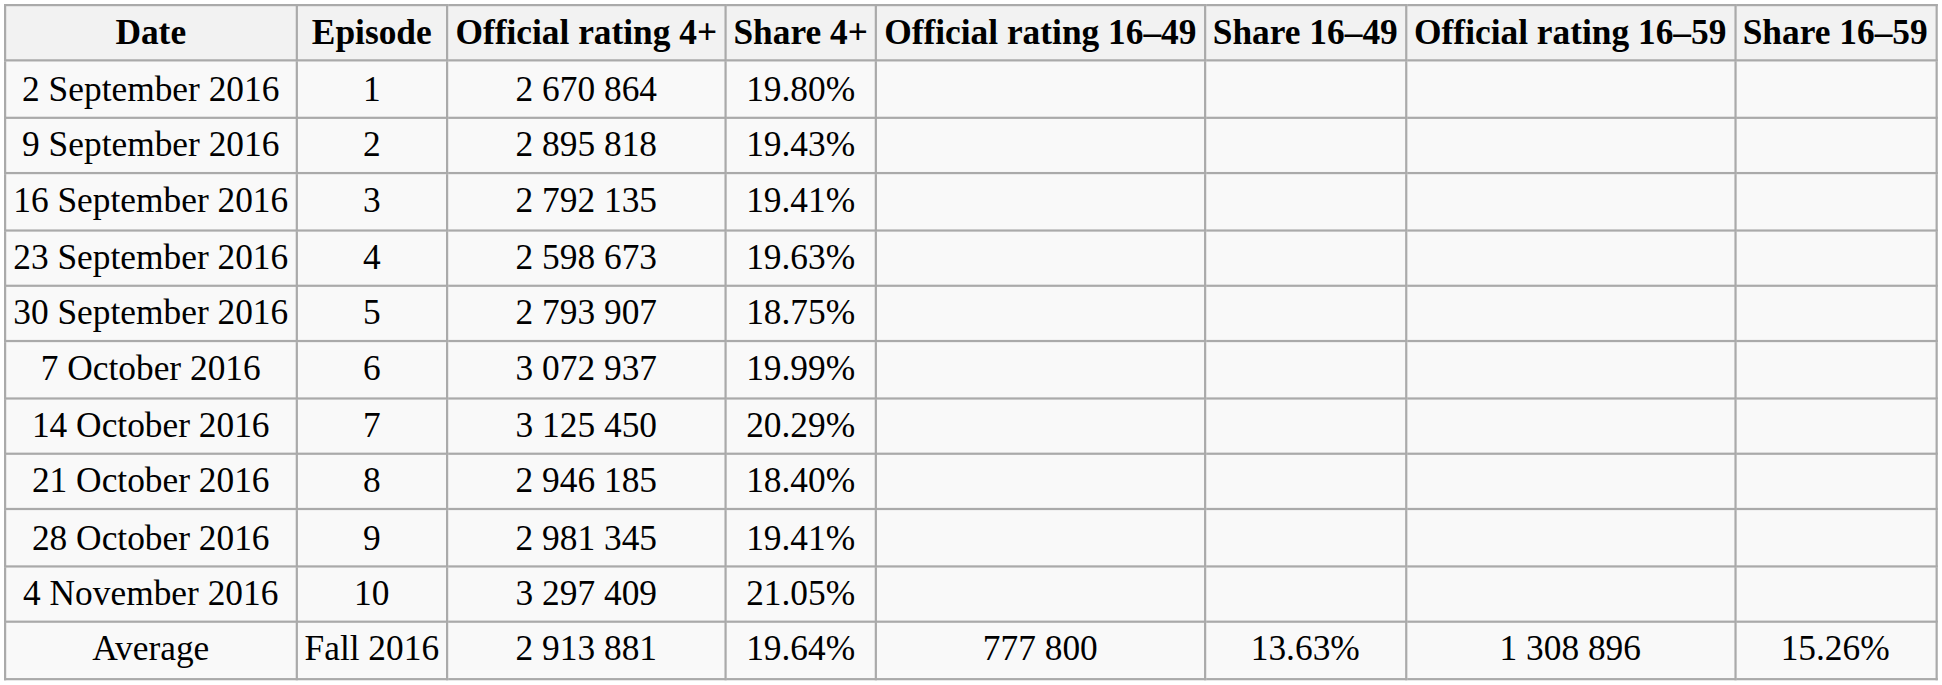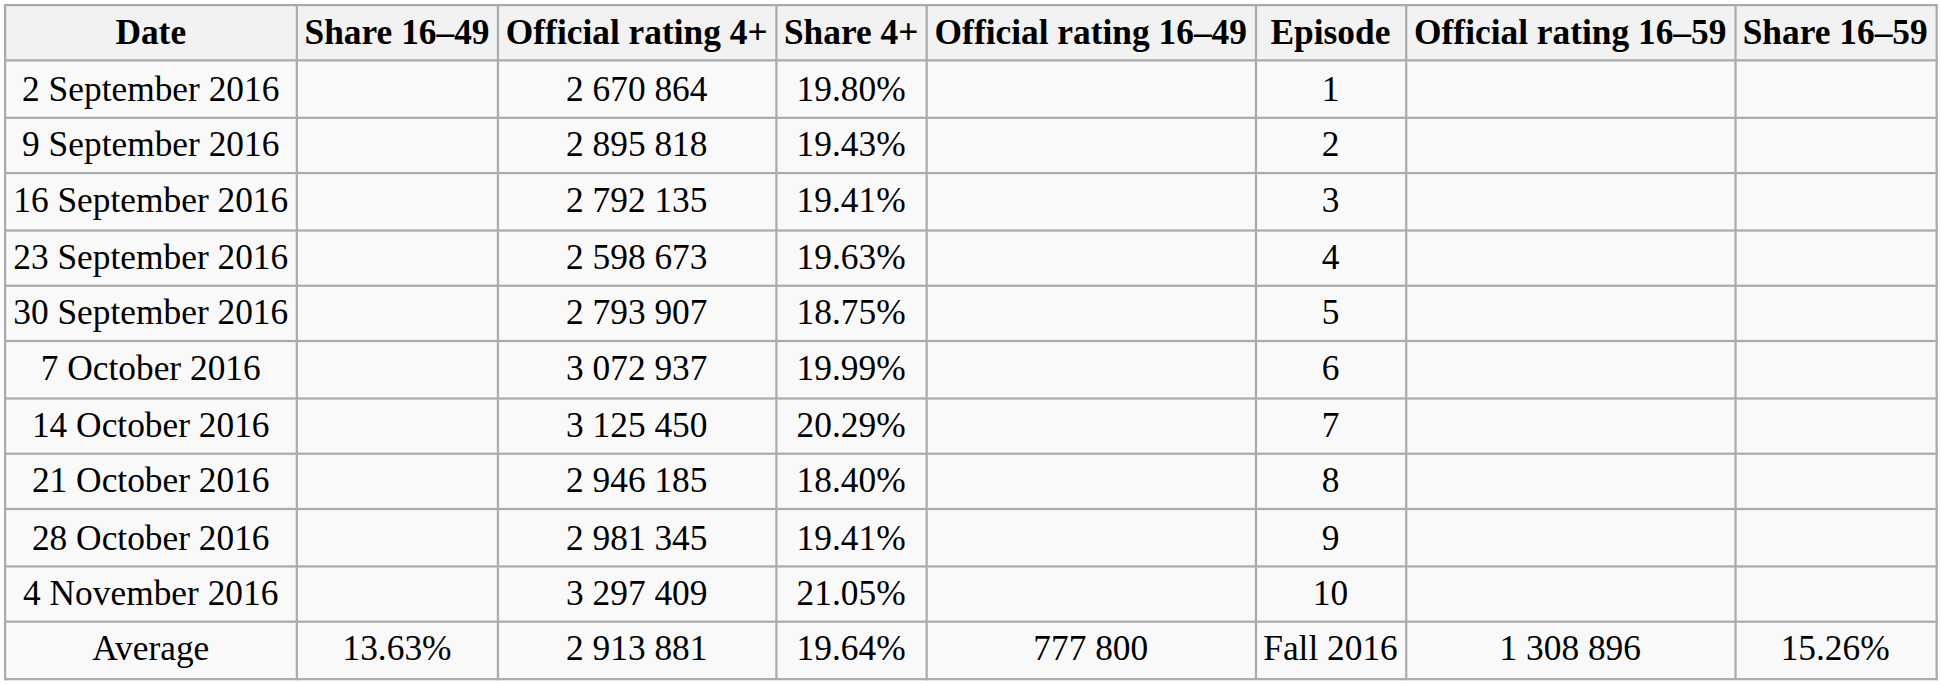columns swapped: (372, 32) <-> (1305, 32)
